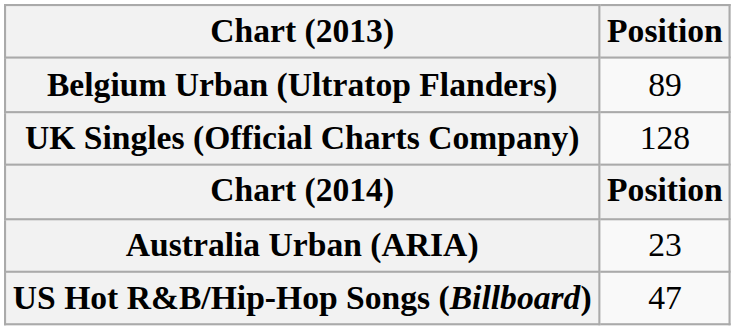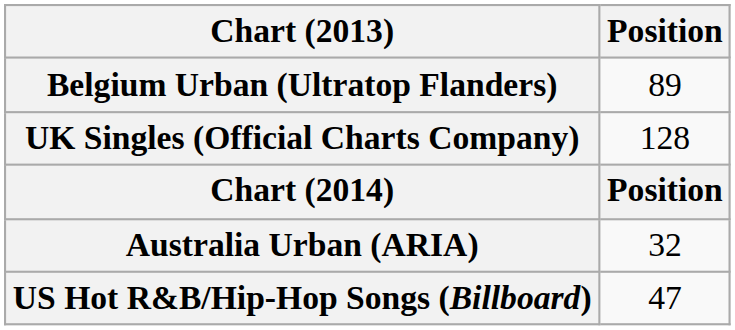(665, 244) 23 -> (665, 244) 32
